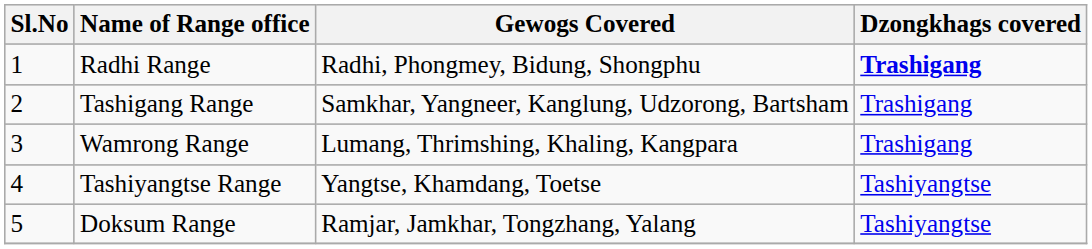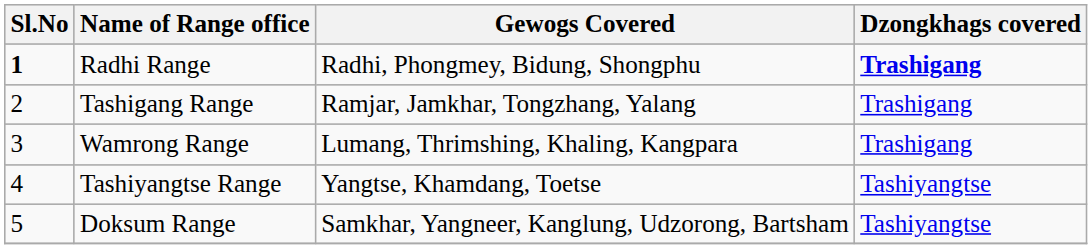(17, 64) normal -> (17, 64) bold
(585, 104) Samkhar, Yangneer, Kanglung, Udzorong, Bartsham -> (508, 104) Ramjar, Jamkhar, Tongzhang, Yalang
(508, 223) Ramjar, Jamkhar, Tongzhang, Yalang -> (585, 223) Samkhar, Yangneer, Kanglung, Udzorong, Bartsham
